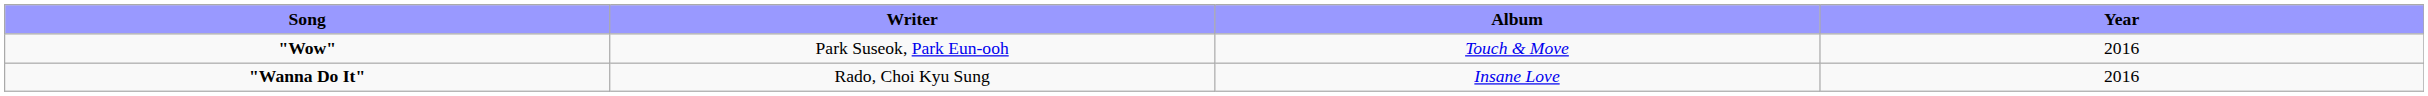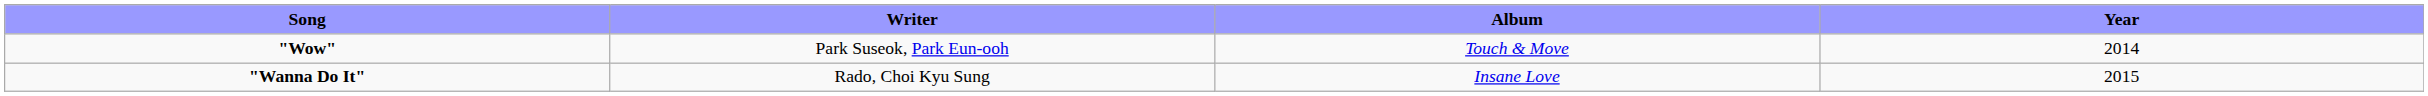(2122, 47) 2016 -> (2122, 47) 2014
(2122, 76) 2016 -> (2122, 76) 2015
